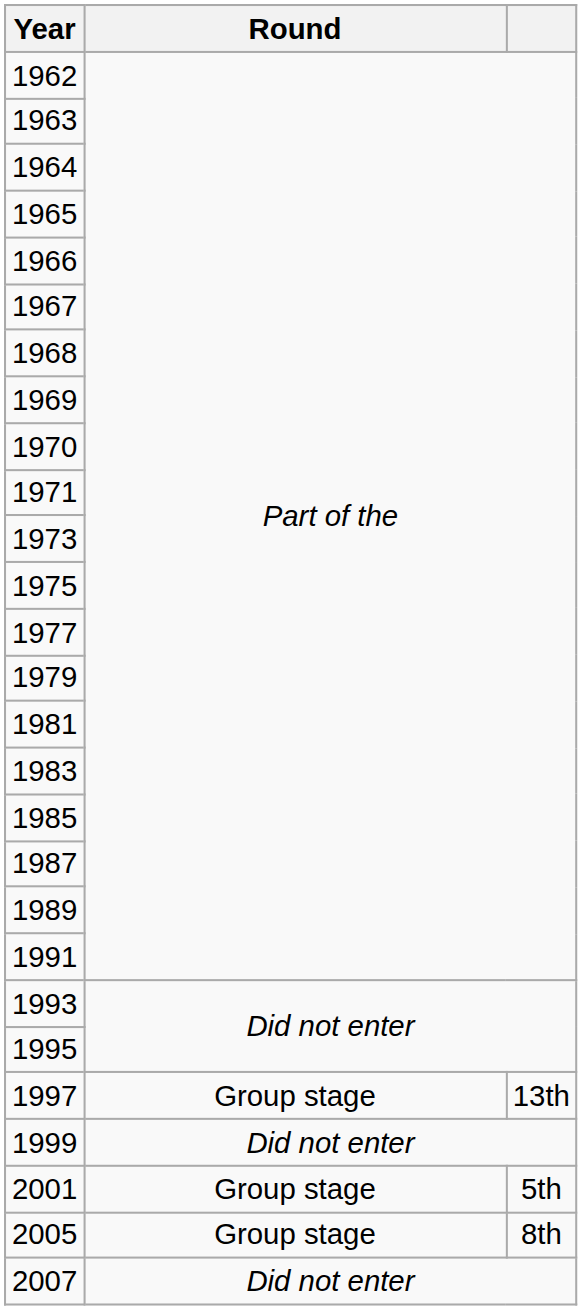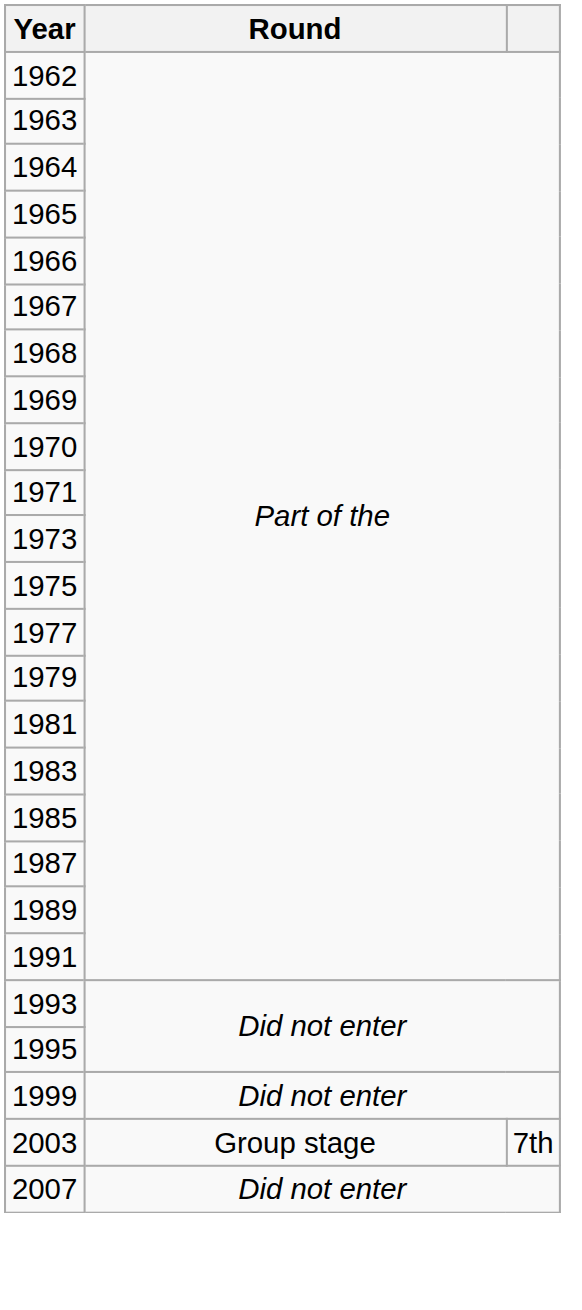- row: (45, 1096)
- row: (45, 1189)
+ row: (45, 1142)
- row: (45, 1235)
